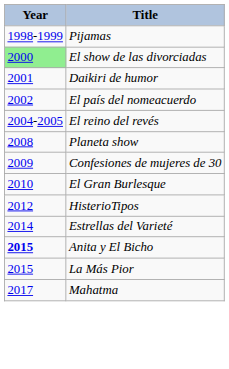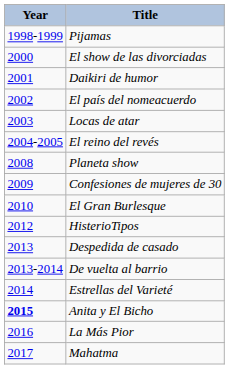(20, 57) lightgreen background -> (20, 57) no background
+ row: (104, 121)
+ row: (124, 247)
+ row: (118, 269)
(20, 269) 2015 -> (20, 332) 2016
